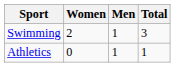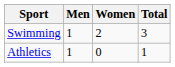columns swapped: (123, 14) <-> (86, 14)
